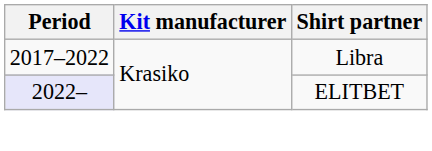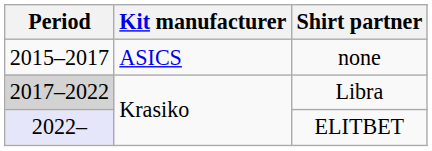+ row: (359, 57)
(59, 57) no background -> (59, 92) lightgrey background
